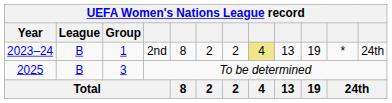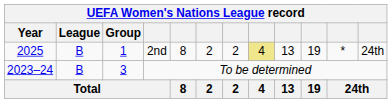(30, 51) 2023–24 -> (30, 51) 2025
(30, 70) 2025 -> (30, 70) 2023–24
